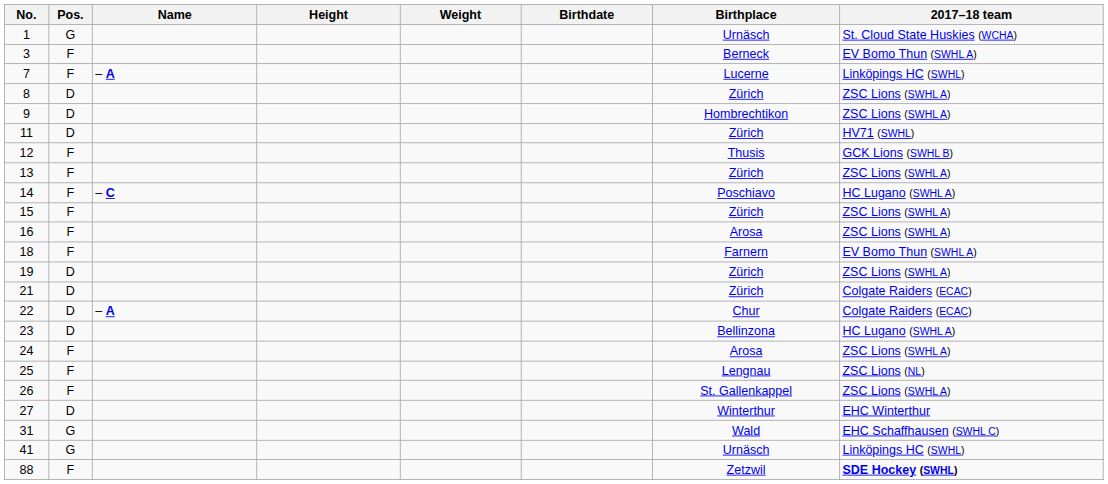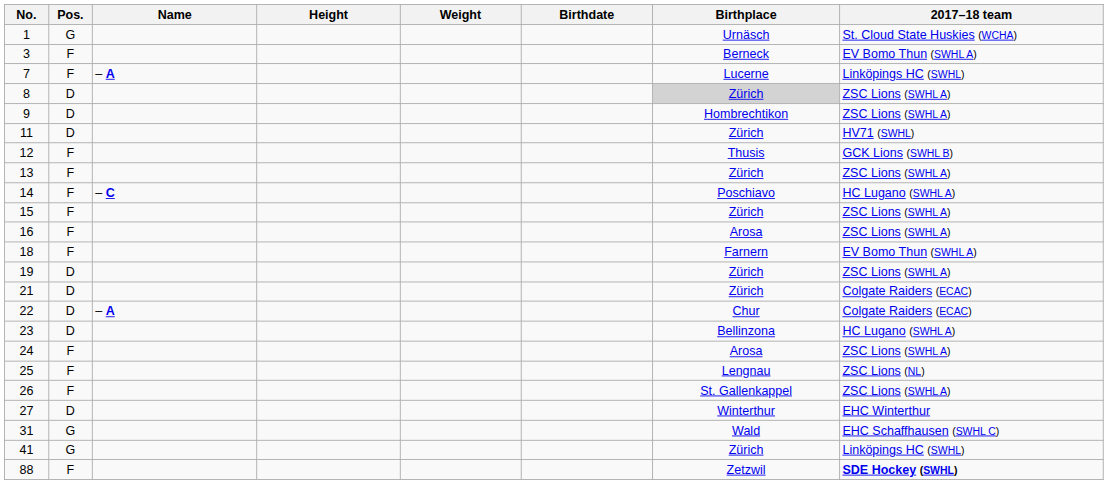(746, 94) no background -> (746, 94) lightgrey background
(746, 450) Urnäsch -> (746, 450) Zürich
